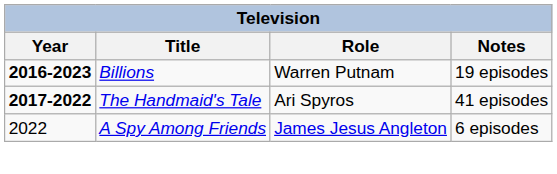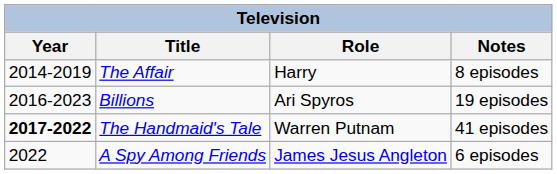+ row: (136, 73)
(50, 73) bold -> (50, 101) normal
(334, 73) Warren Putnam -> (314, 101) Ari Spyros
(314, 101) Ari Spyros -> (334, 128) Warren Putnam
